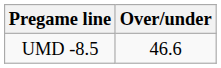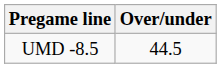(166, 48) 46.6 -> (166, 48) 44.5
